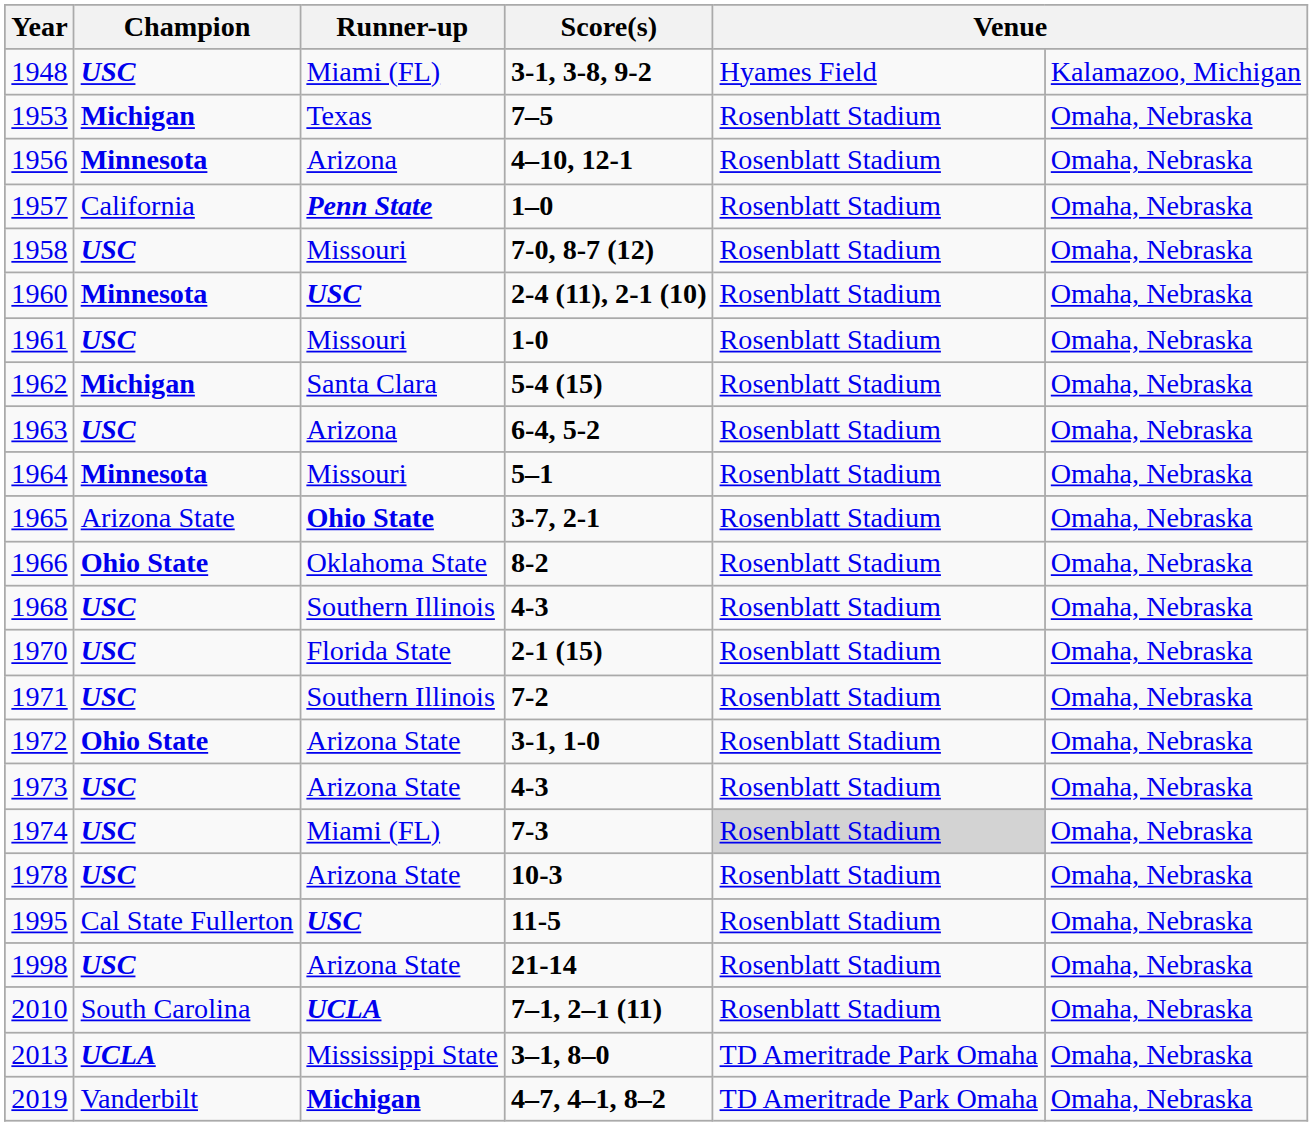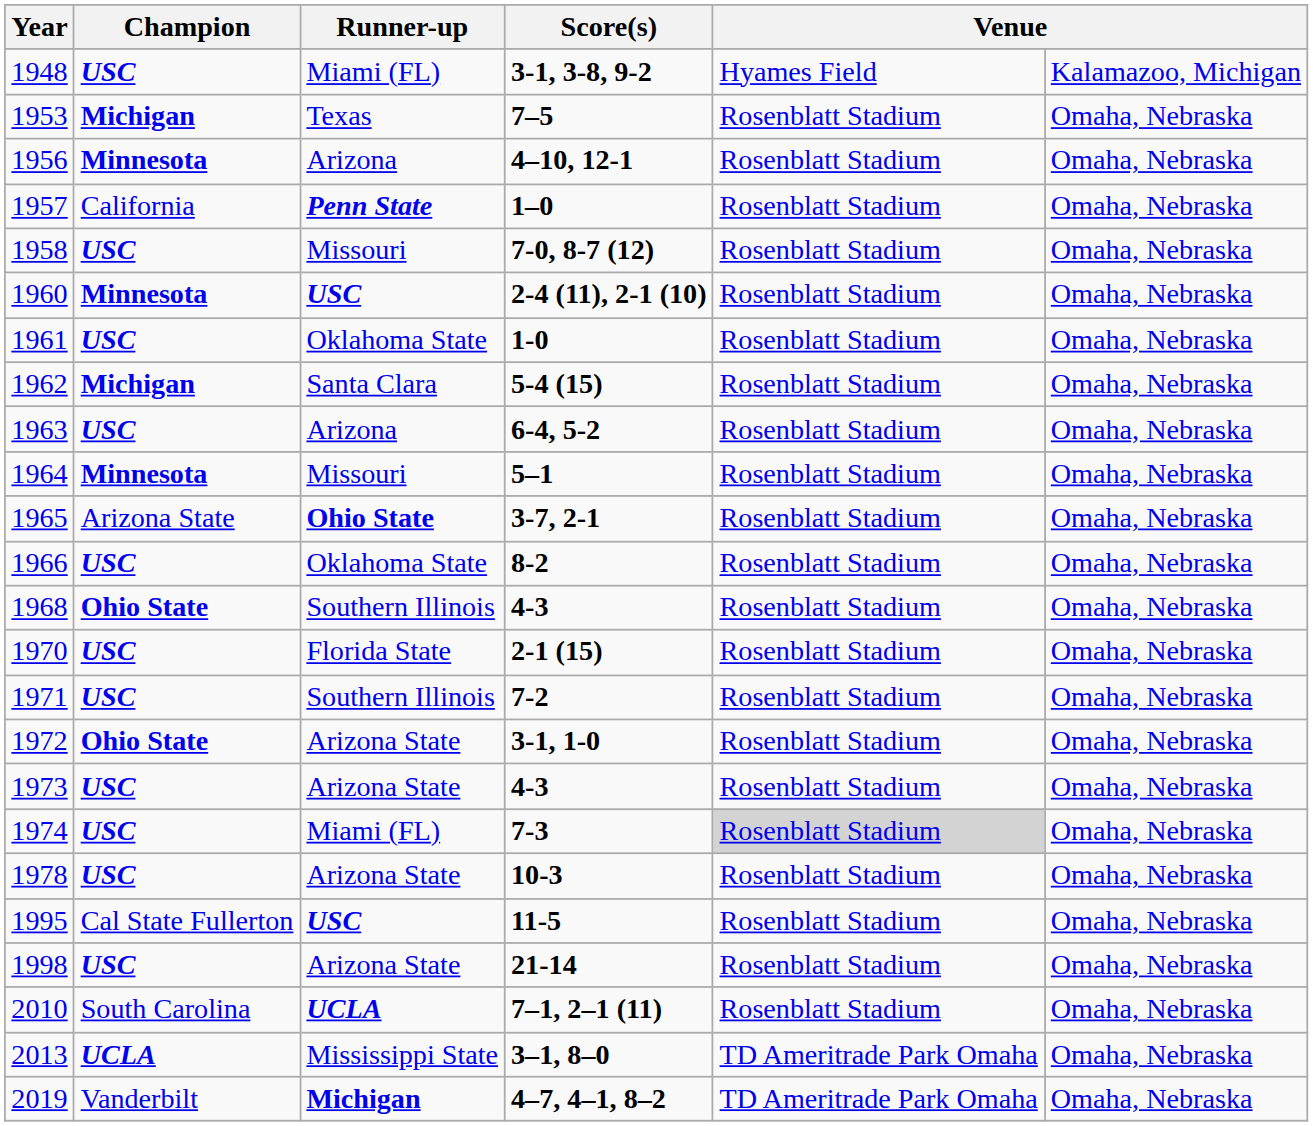(356, 339) Missouri -> (397, 339) Oklahoma State
(144, 562) Ohio State -> (108, 562) USC
(108, 607) USC -> (144, 607) Ohio State
